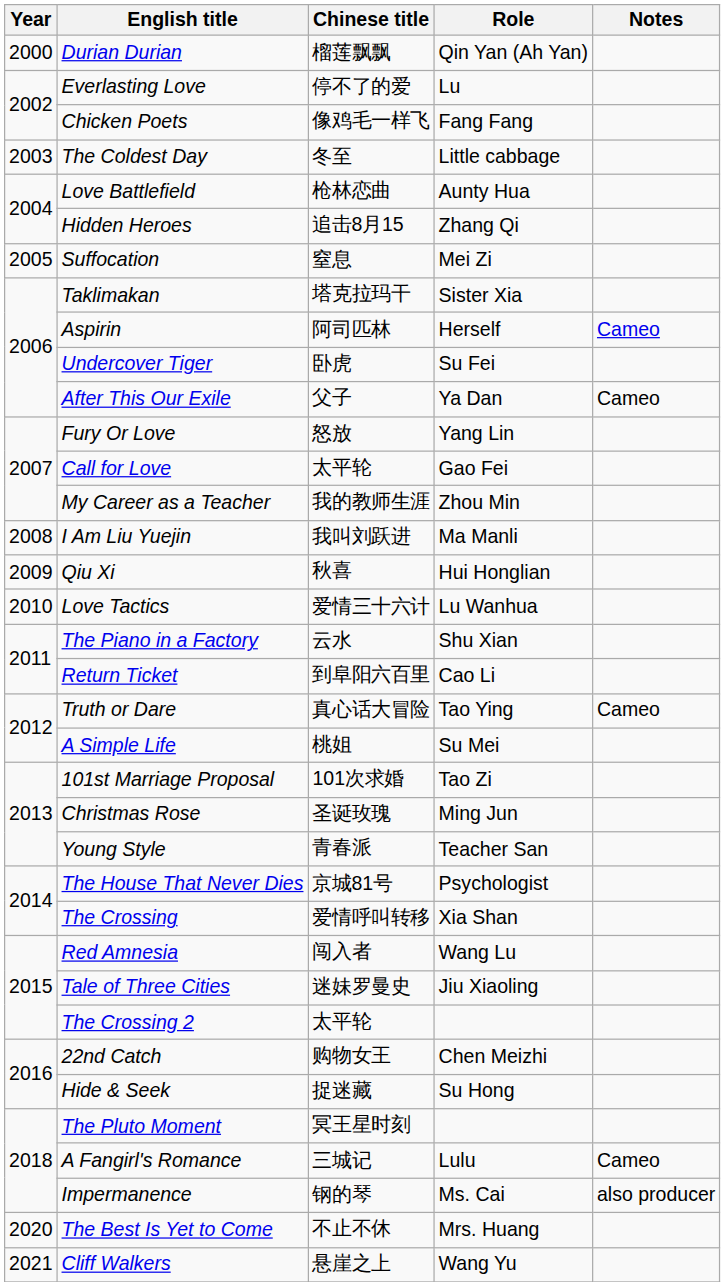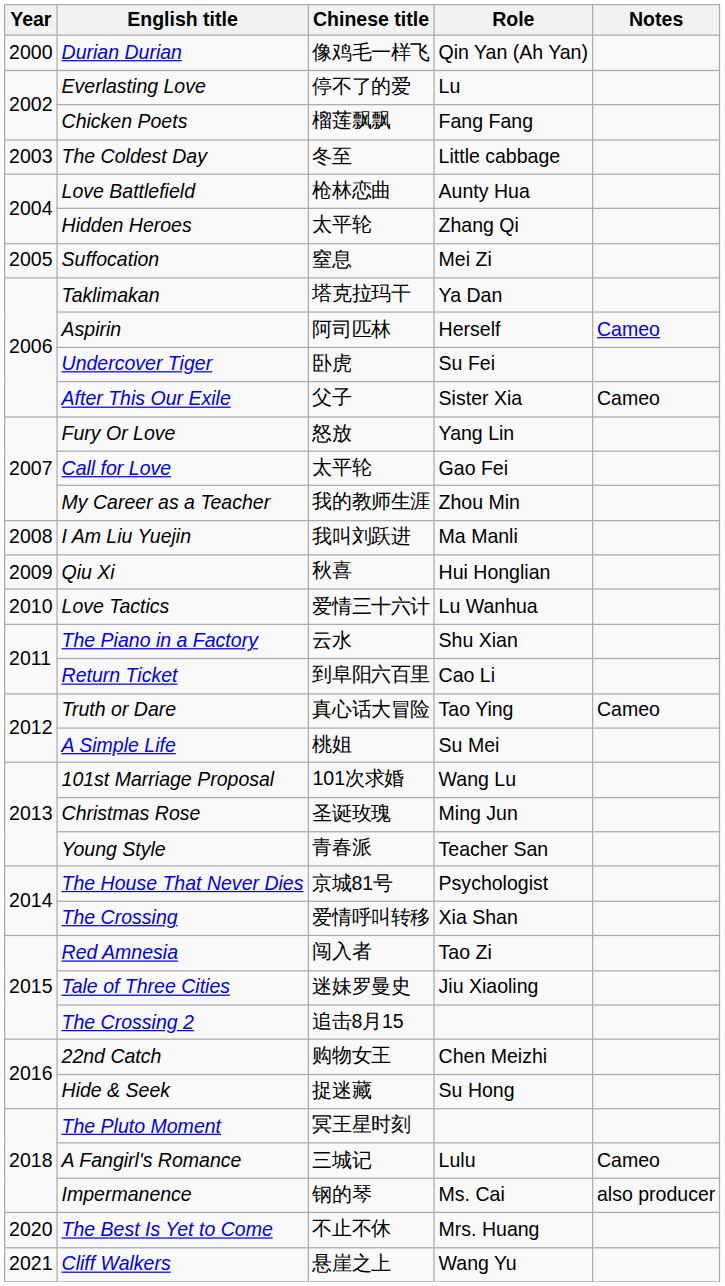(352, 52) 榴莲飘飘 -> (371, 52) 像鸡毛一样飞
(371, 121) 像鸡毛一样飞 -> (352, 121) 榴莲飘飘
(358, 225) 追击8月15 -> (342, 225) 太平轮
(480, 295) Sister Xia -> (470, 295) Ya Dan
(470, 398) Ya Dan -> (480, 398) Sister Xia
(465, 779) Tao Zi -> (477, 779) Wang Lu
(477, 952) Wang Lu -> (465, 952) Tao Zi
(342, 1021) 太平轮 -> (358, 1021) 追击8月15
